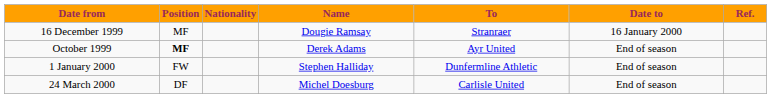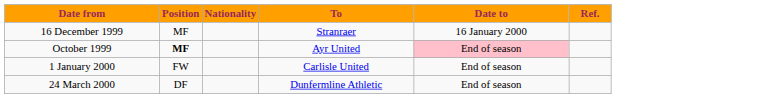- column: (336, 13)
(646, 49) no background -> (491, 49) pink background
(491, 67) Dunfermline Athletic -> (336, 67) Carlisle United
(491, 85) Carlisle United -> (336, 85) Dunfermline Athletic
